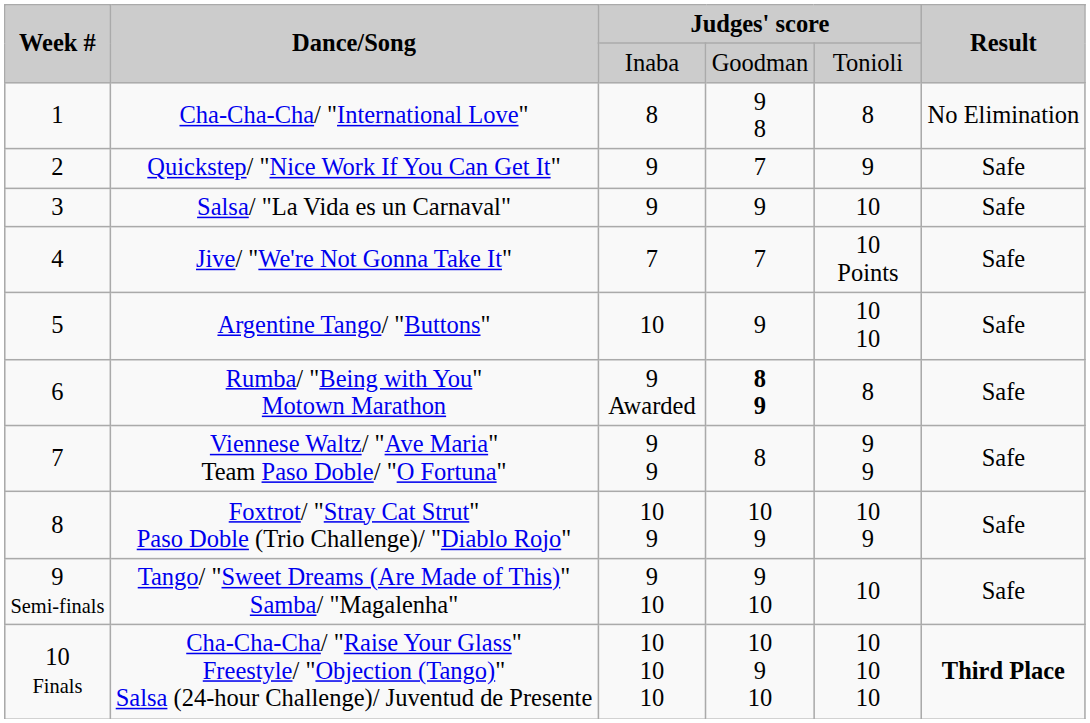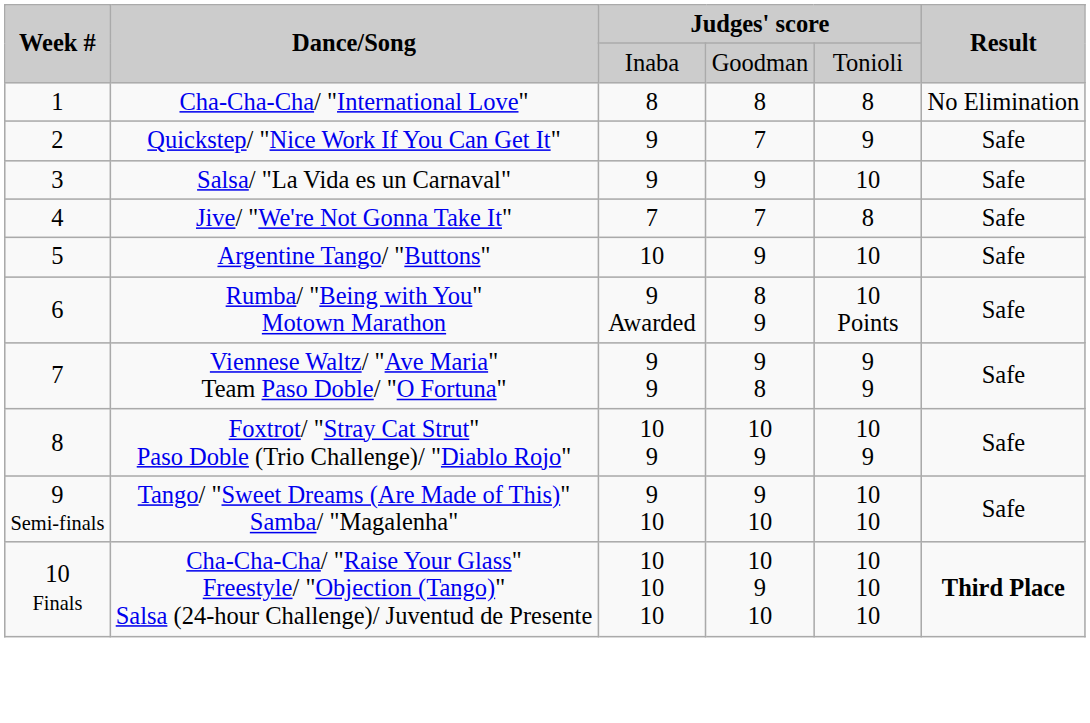(760, 115) 9 8 -> (760, 101) 8
(868, 259) 10 Points -> (868, 218) 8
(868, 325) 10 10 -> (868, 256) 10
(760, 392) bold -> (760, 309) normal
(868, 392) 8 -> (868, 309) 10 Points
(760, 458) 8 -> (760, 375) 9 8
(868, 591) 10 -> (868, 508) 10 10
